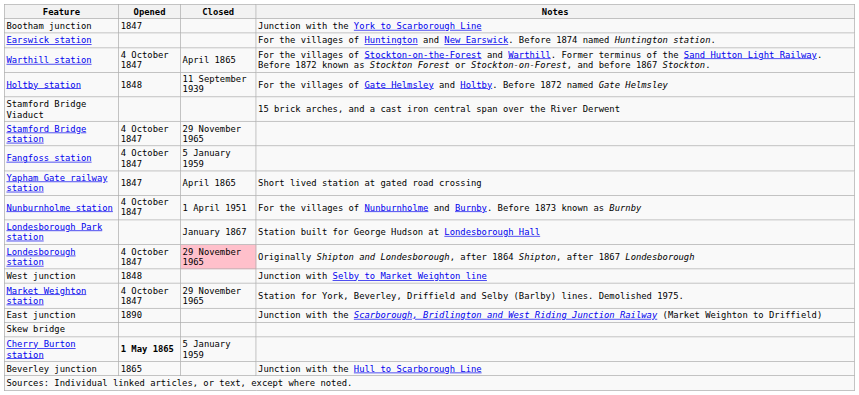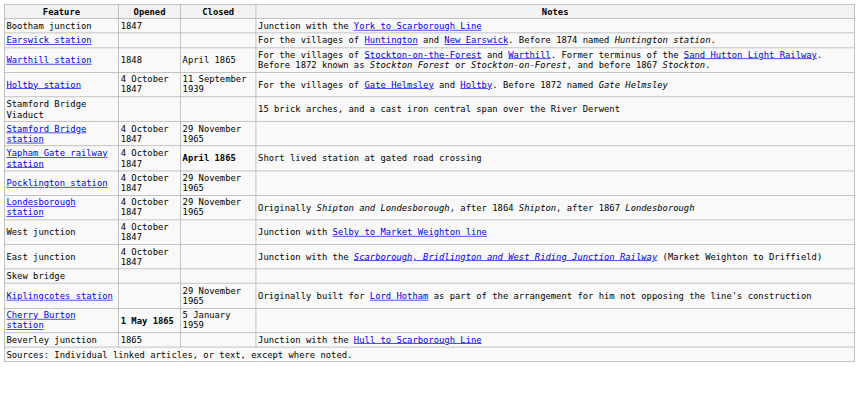(145, 60) 4 October 1847 -> (131, 60) 1848
(131, 84) 1848 -> (145, 84) 4 October 1847
- row: (49, 158)
(131, 183) 1847 -> (145, 158) 4 October 1847
(209, 183) normal -> (209, 158) bold
+ row: (57, 183)
- row: (60, 208)
- row: (54, 232)
(212, 257) pink background -> (212, 208) no background
(131, 276) 1848 -> (145, 232) 4 October 1847
- row: (46, 296)
(131, 315) 1890 -> (145, 257) 4 October 1847
+ row: (60, 296)
